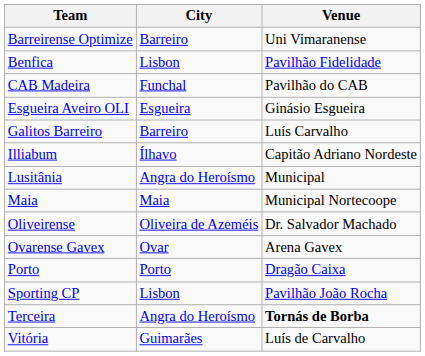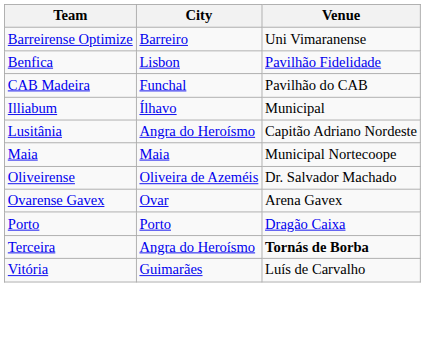- row: (68, 108)
- row: (55, 131)
(341, 154) Capitão Adriano Nordeste -> (295, 108) Municipal
(295, 177) Municipal -> (341, 131) Capitão Adriano Nordeste
- row: (44, 293)
